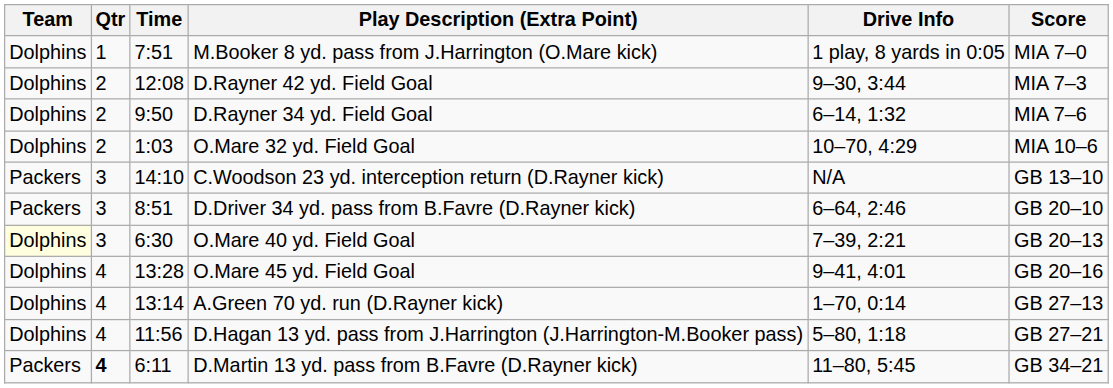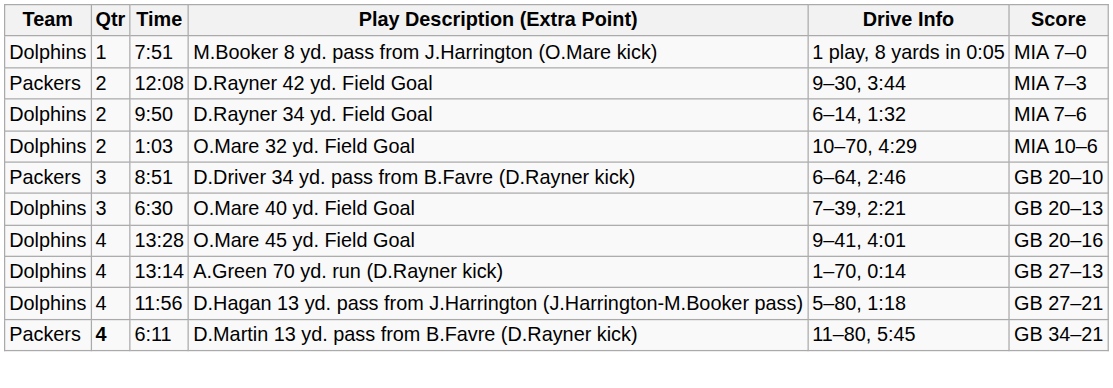(48, 83) Dolphins -> (45, 83) Packers
- row: (428, 177)
(48, 240) lightyellow background -> (48, 209) no background
